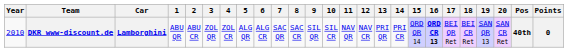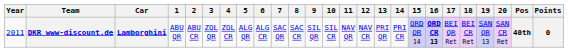(15, 32) 2010 -> (15, 32) 2011
